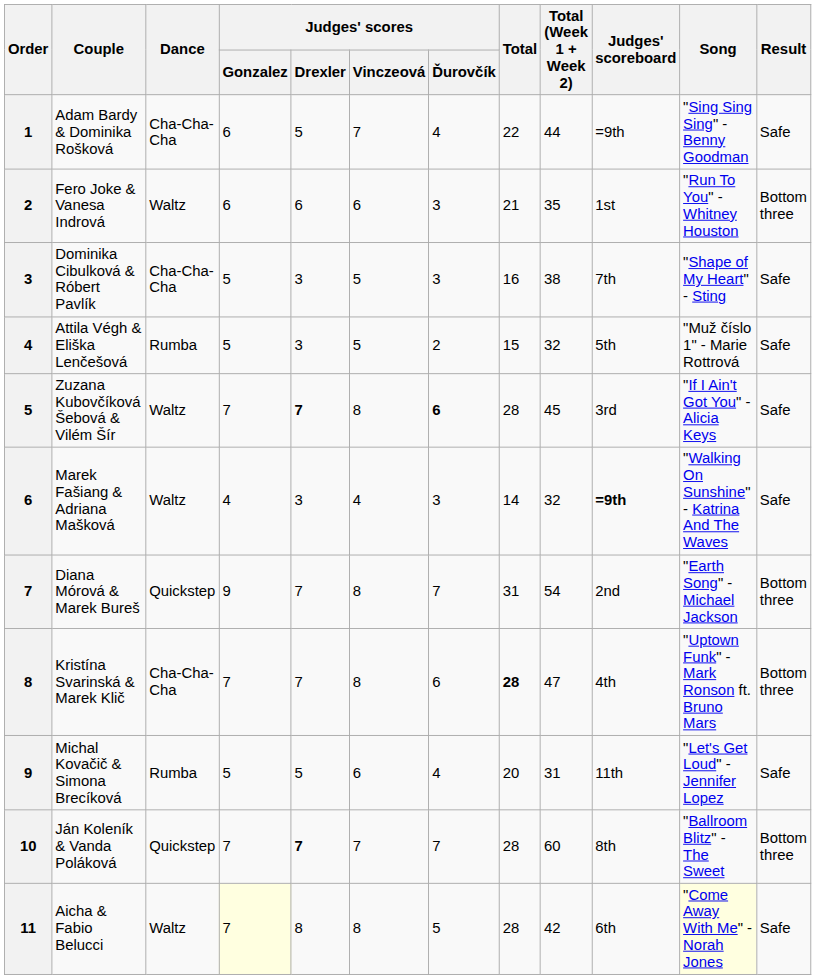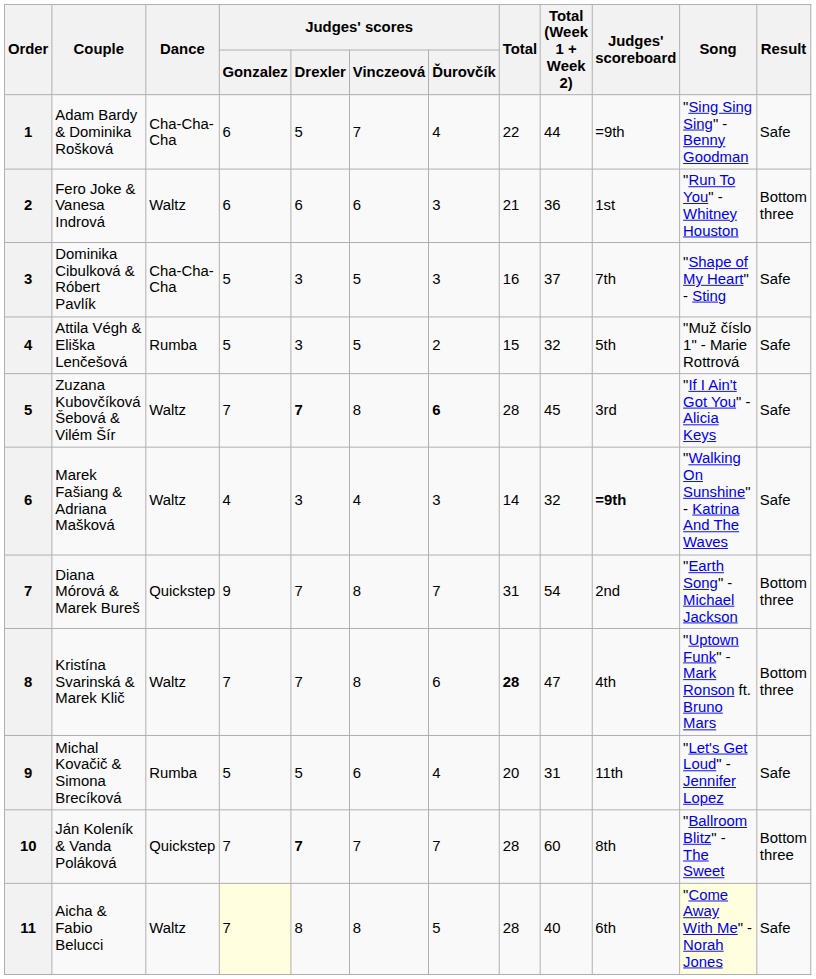(552, 205) 35 -> (552, 205) 36
(552, 279) 38 -> (552, 279) 37
(181, 682) Cha-Cha-Cha -> (167, 682) Waltz
(552, 928) 42 -> (552, 928) 40
